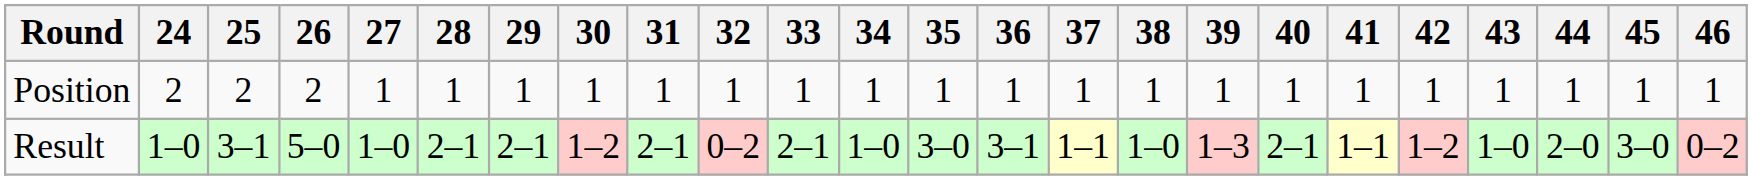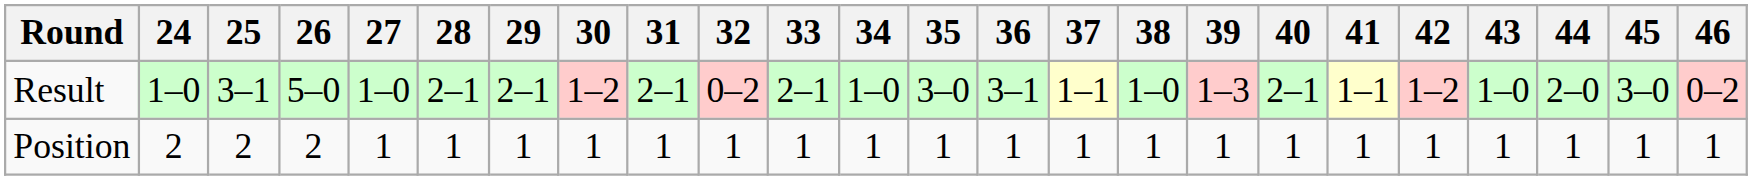rows swapped: (59, 145) <-> (72, 89)
